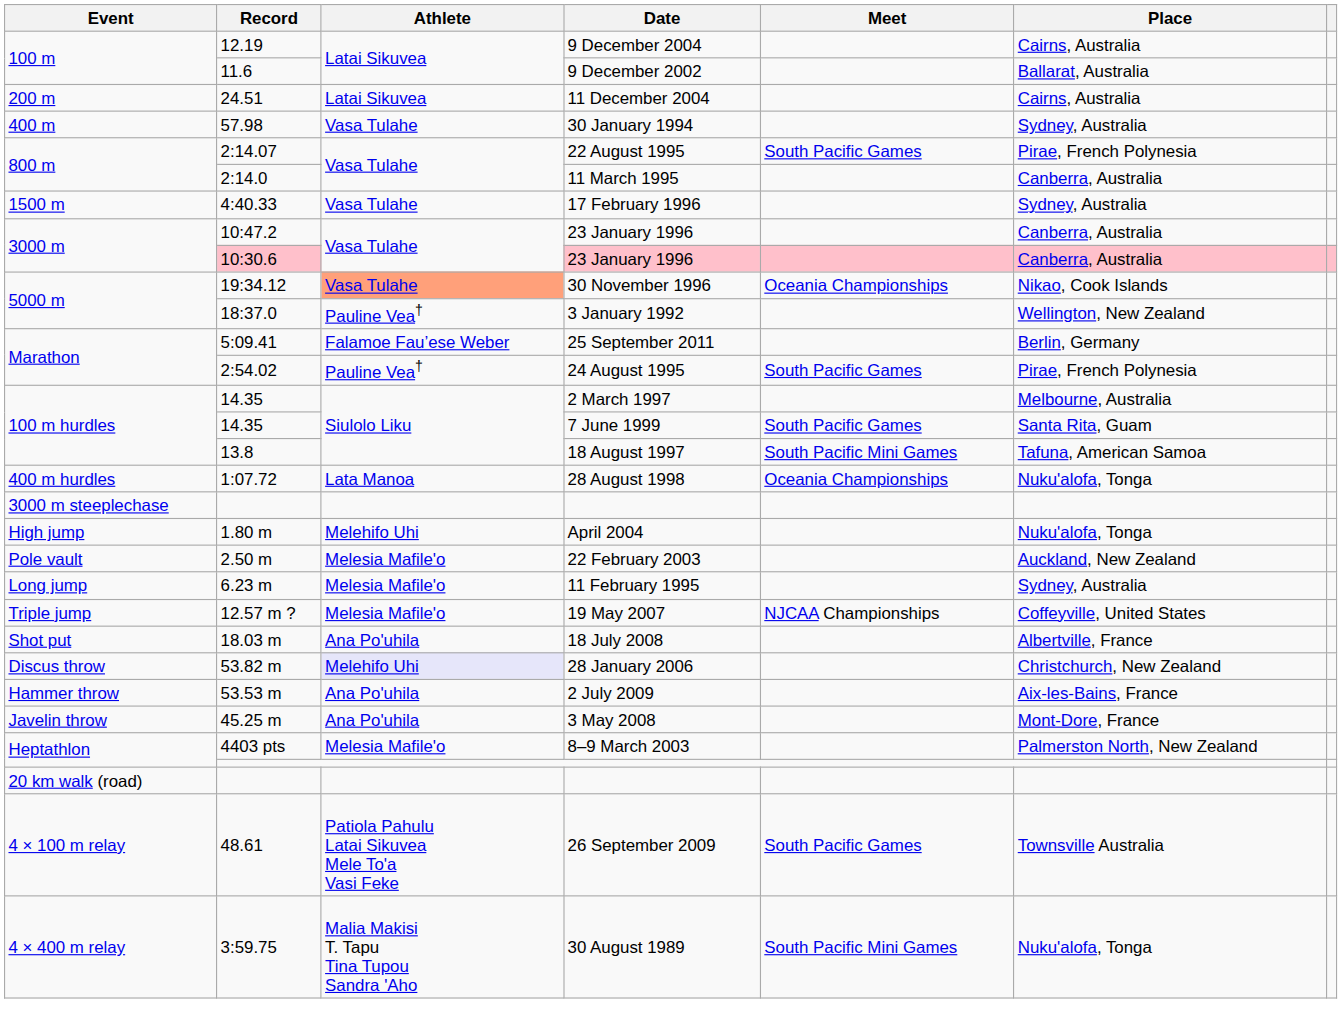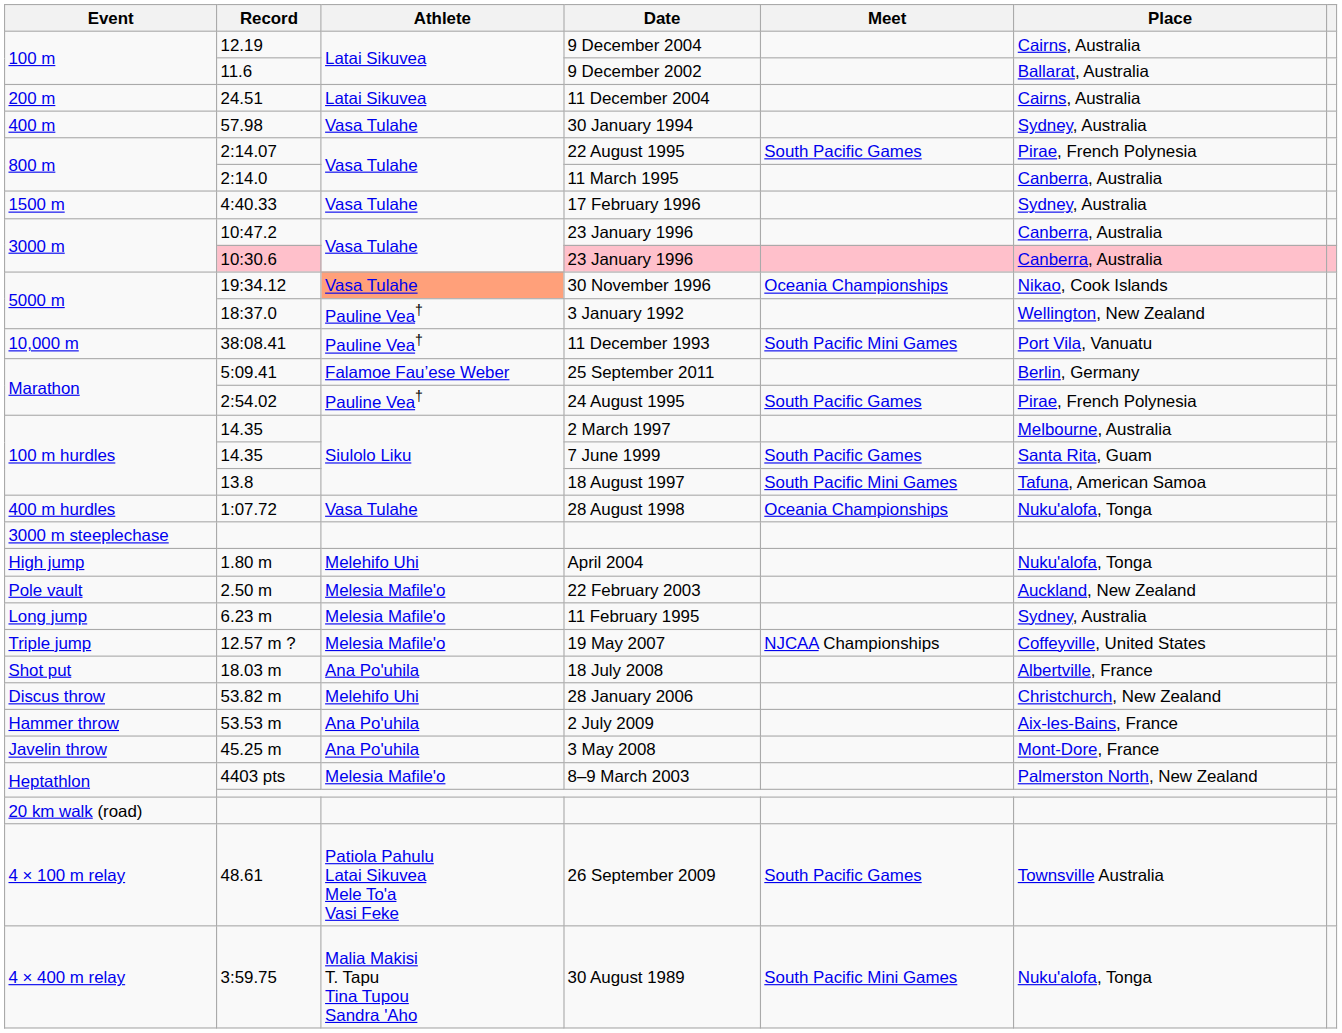+ row: (44, 344)
(370, 479) Lata Manoa -> (371, 509) Vasa Tulahe
(372, 666) lavender background -> (372, 696) no background
